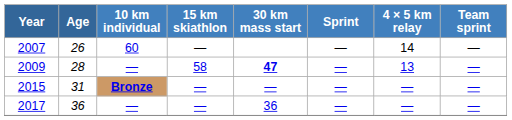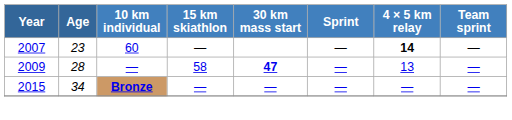(78, 48) 26 -> (78, 48) 23
(407, 48) normal -> (407, 48) bold
(78, 87) 31 -> (78, 87) 34
- row: (32, 106)
